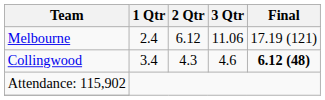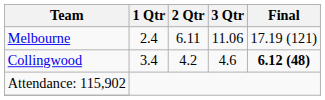(188, 38) 6.12 -> (188, 38) 6.11
(188, 60) 4.3 -> (188, 60) 4.2
